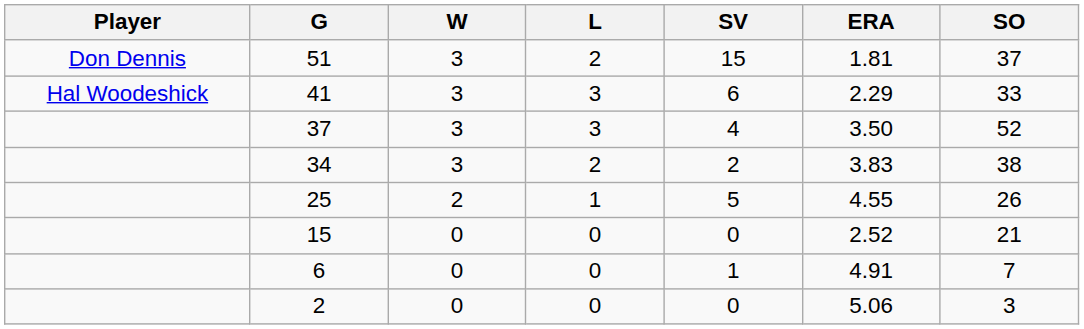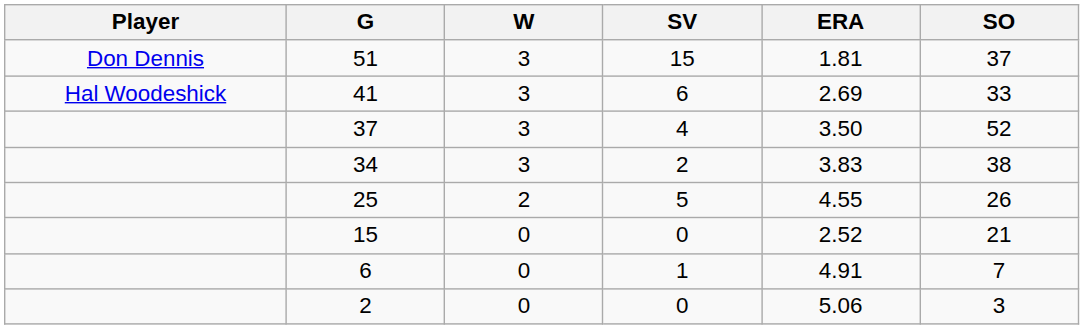- column: (595, 22)
(871, 93) 2.29 -> (841, 93) 2.69
